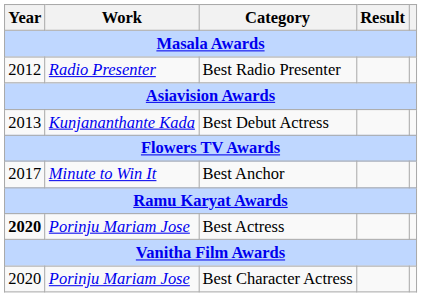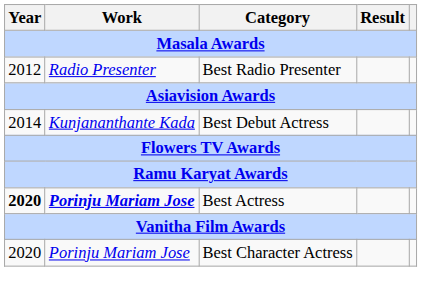(25, 122) 2013 -> (25, 122) 2014
- row: (243, 174)
(119, 226) normal -> (122, 200) bold
